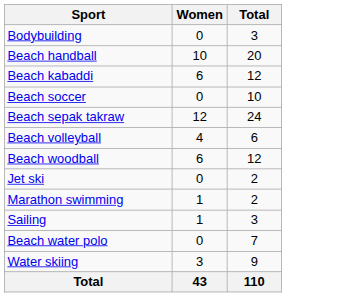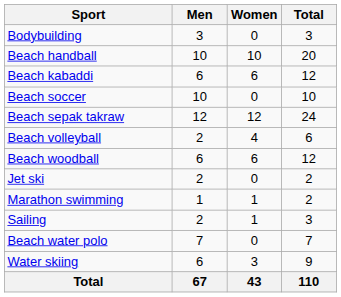+ column: (200, 14)
